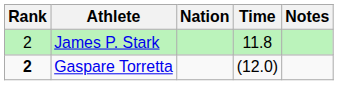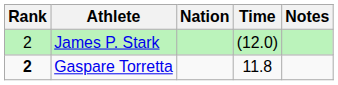(257, 42) 11.8 -> (257, 42) (12.0)
(257, 67) (12.0) -> (257, 67) 11.8
